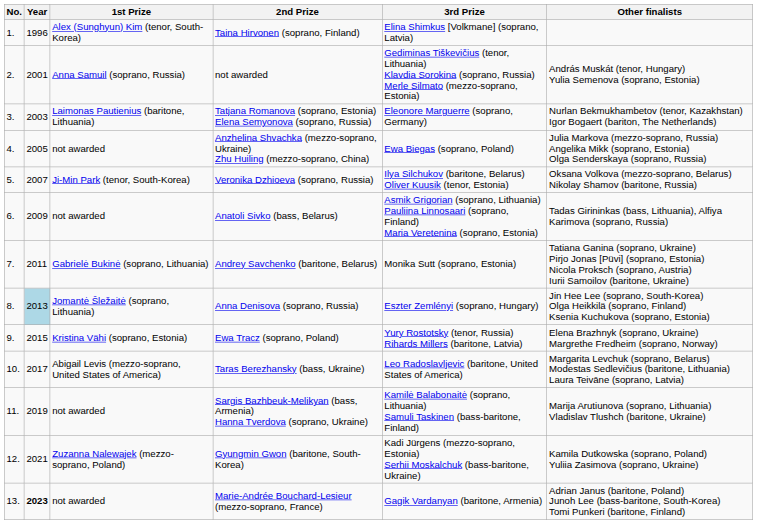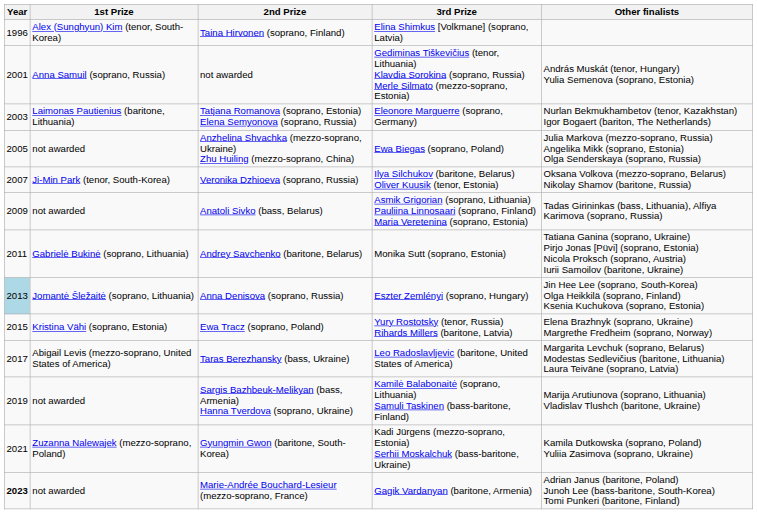- column: (14, 12)
